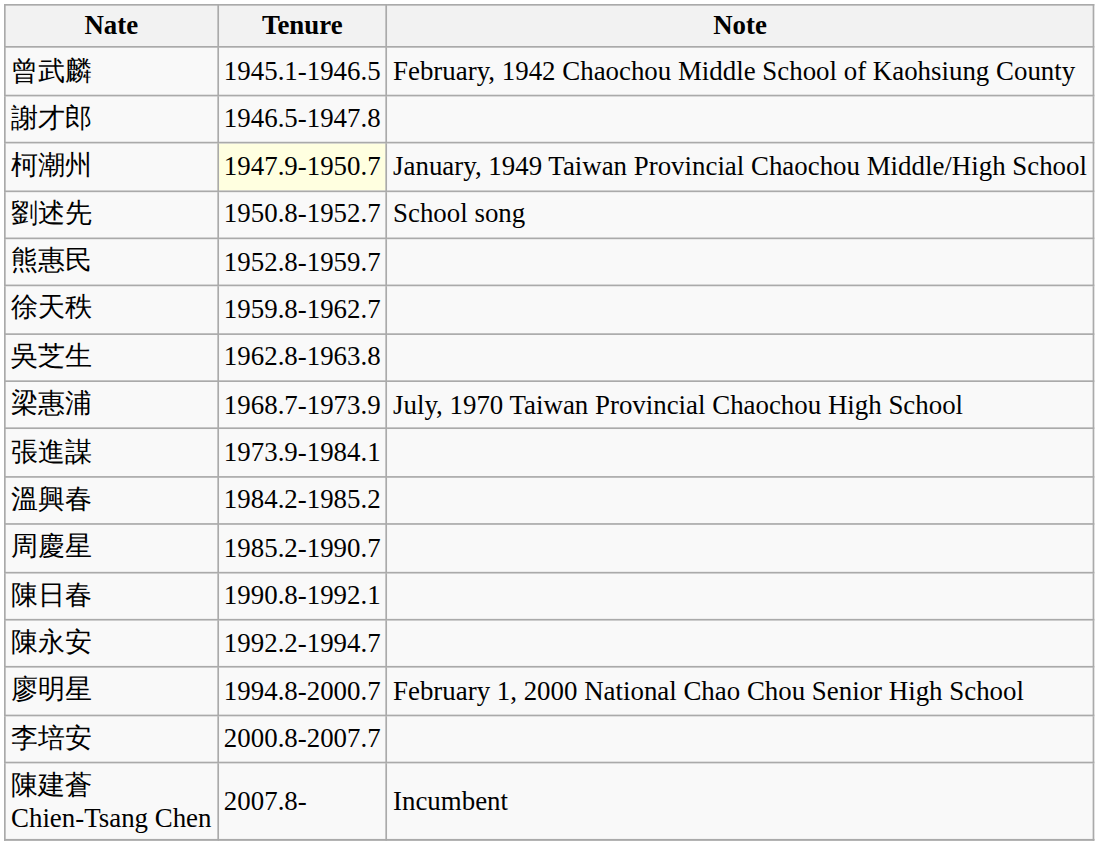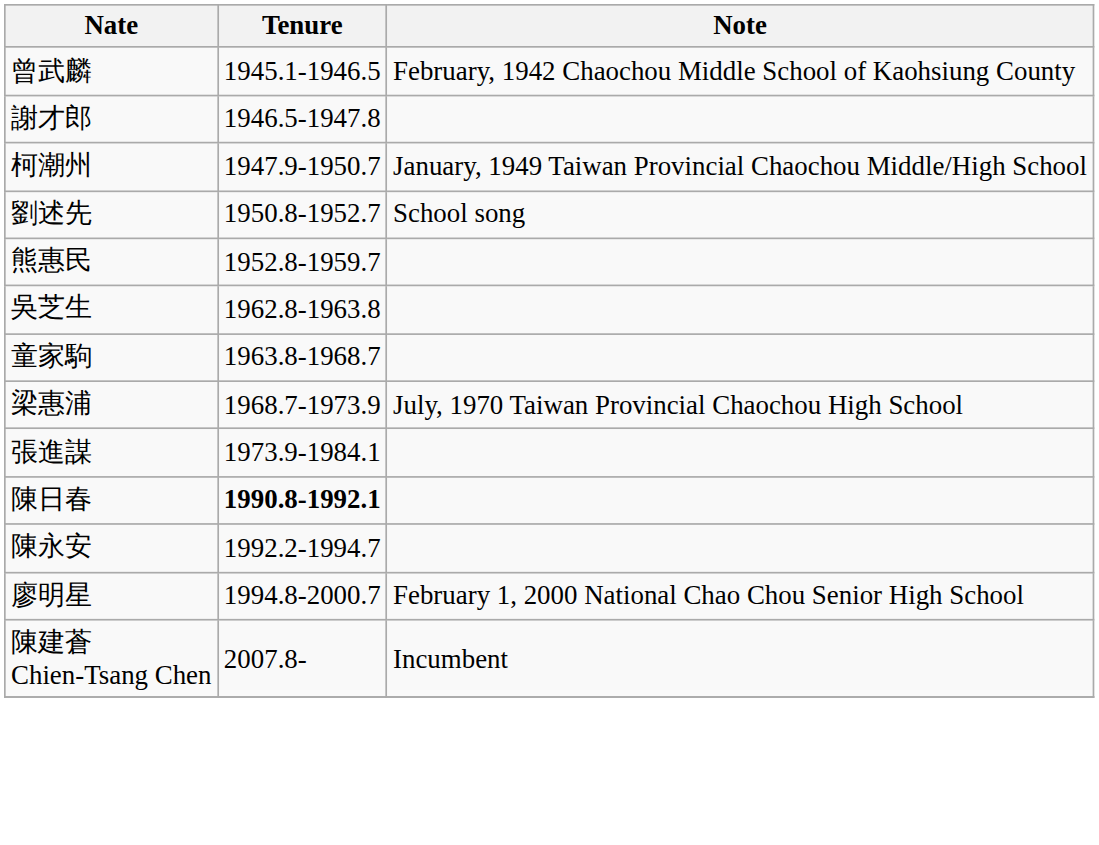(302, 166) lightyellow background -> (302, 166) no background
- row: (51, 308)
+ row: (51, 356)
- row: (51, 499)
- row: (51, 546)
(302, 595) normal -> (302, 499) bold
- row: (51, 737)
